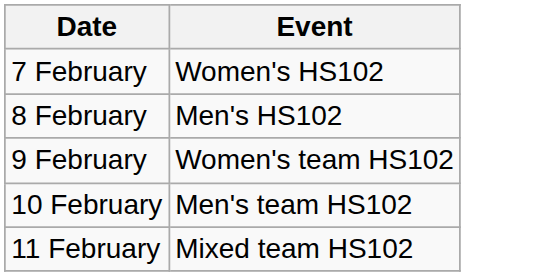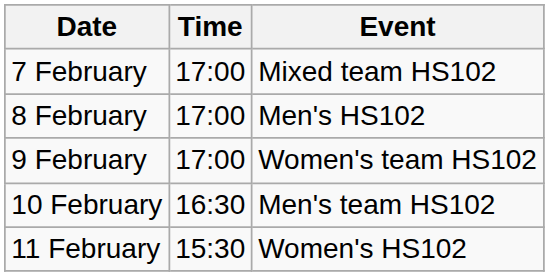+ column: (210, 26)
(280, 71) Women's HS102 -> (377, 71) Mixed team HS102
(294, 248) Mixed team HS102 -> (363, 248) Women's HS102
